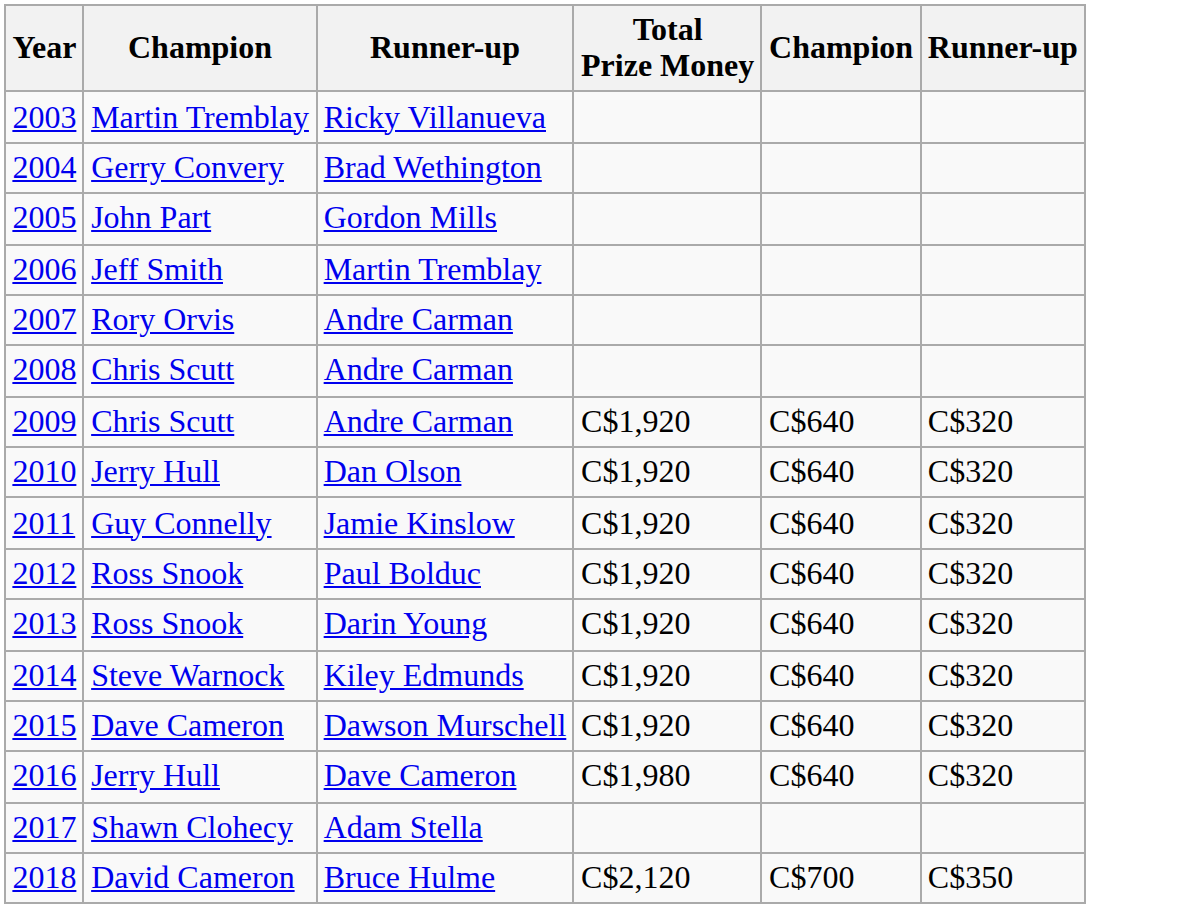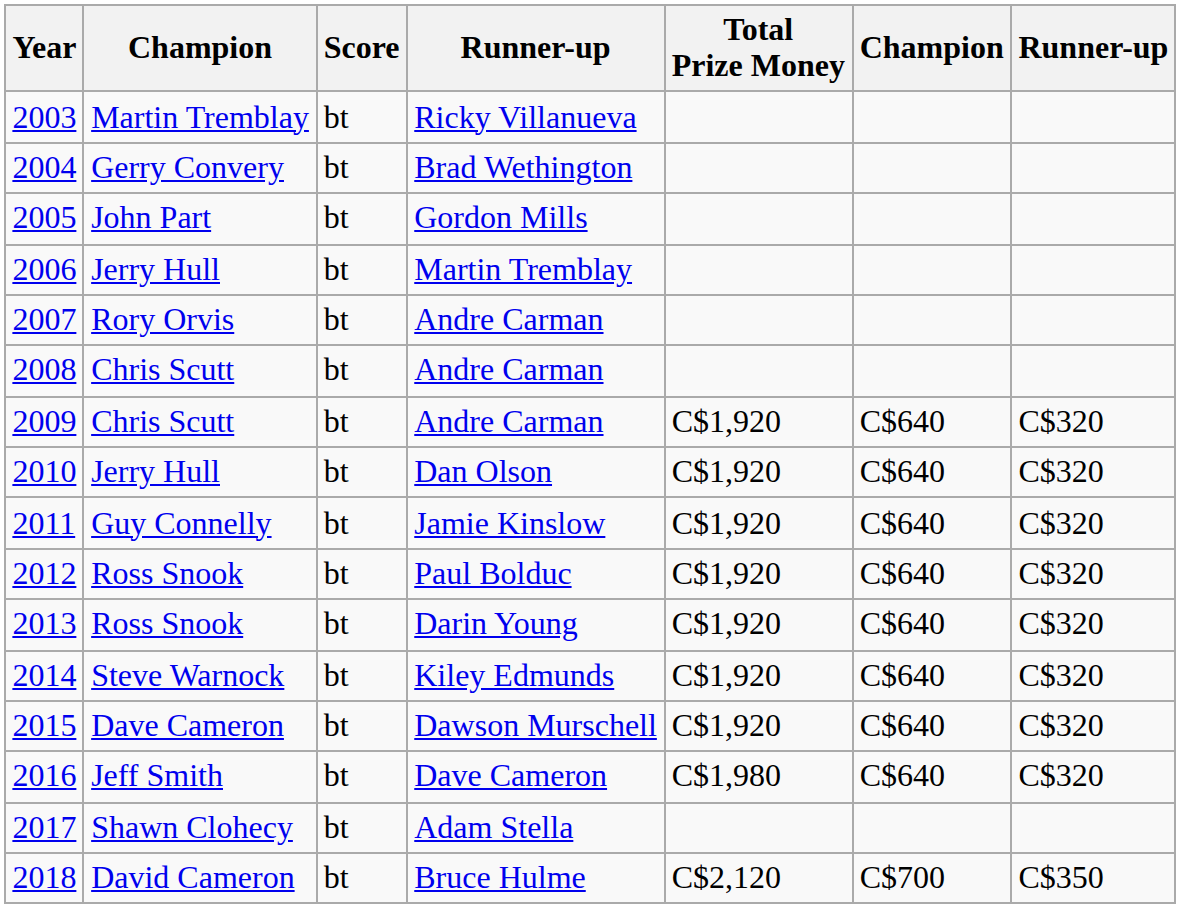+ column: (362, 47)
(157, 268) Jeff Smith -> (156, 268) Jerry Hull
(156, 776) Jerry Hull -> (157, 776) Jeff Smith
